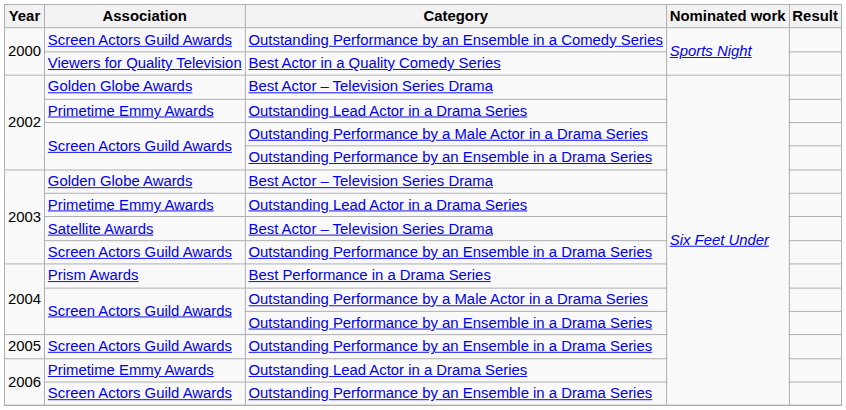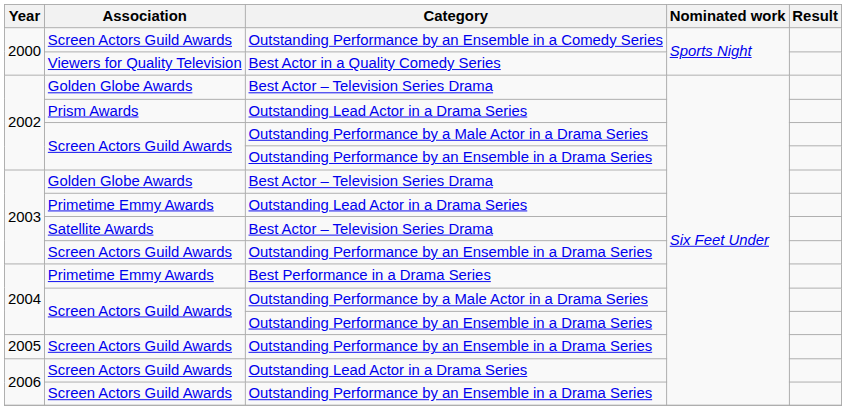(131, 110) Primetime Emmy Awards -> (93, 110) Prism Awards
(93, 275) Prism Awards -> (131, 275) Primetime Emmy Awards
(131, 370) Primetime Emmy Awards -> (140, 370) Screen Actors Guild Awards
